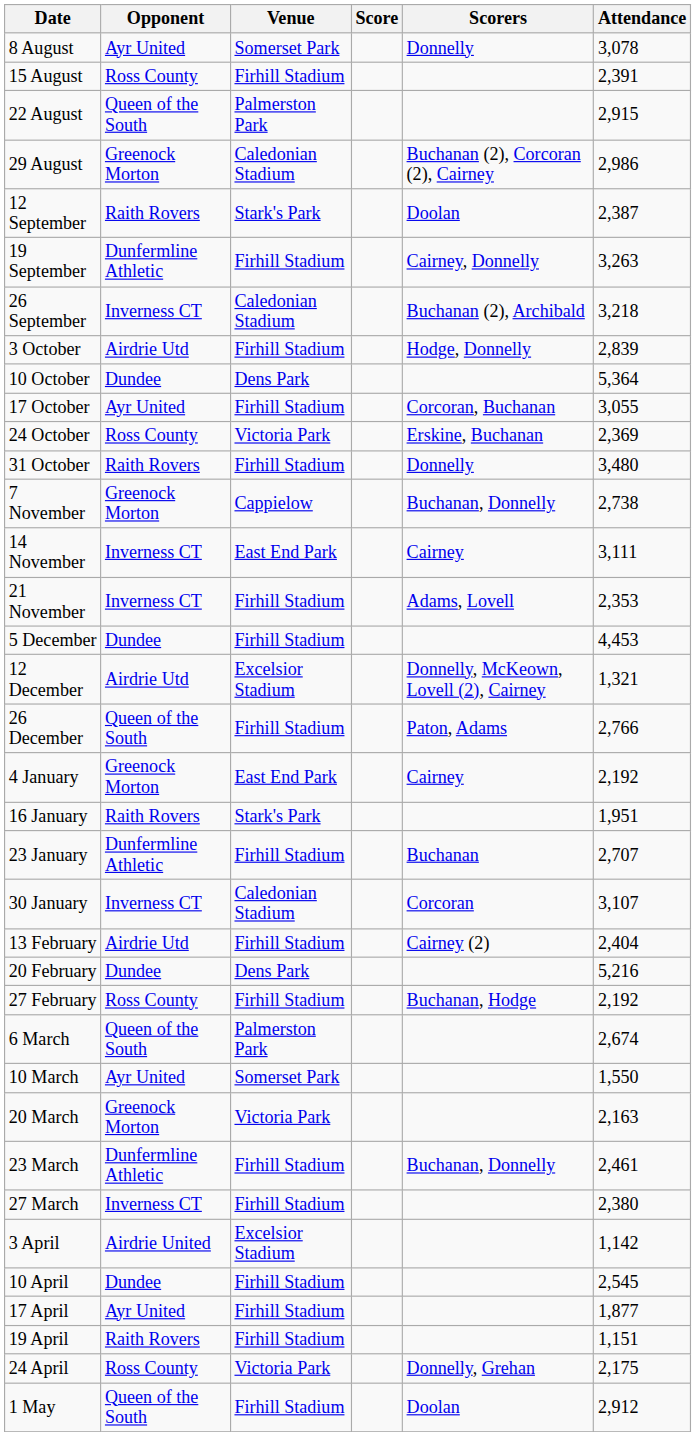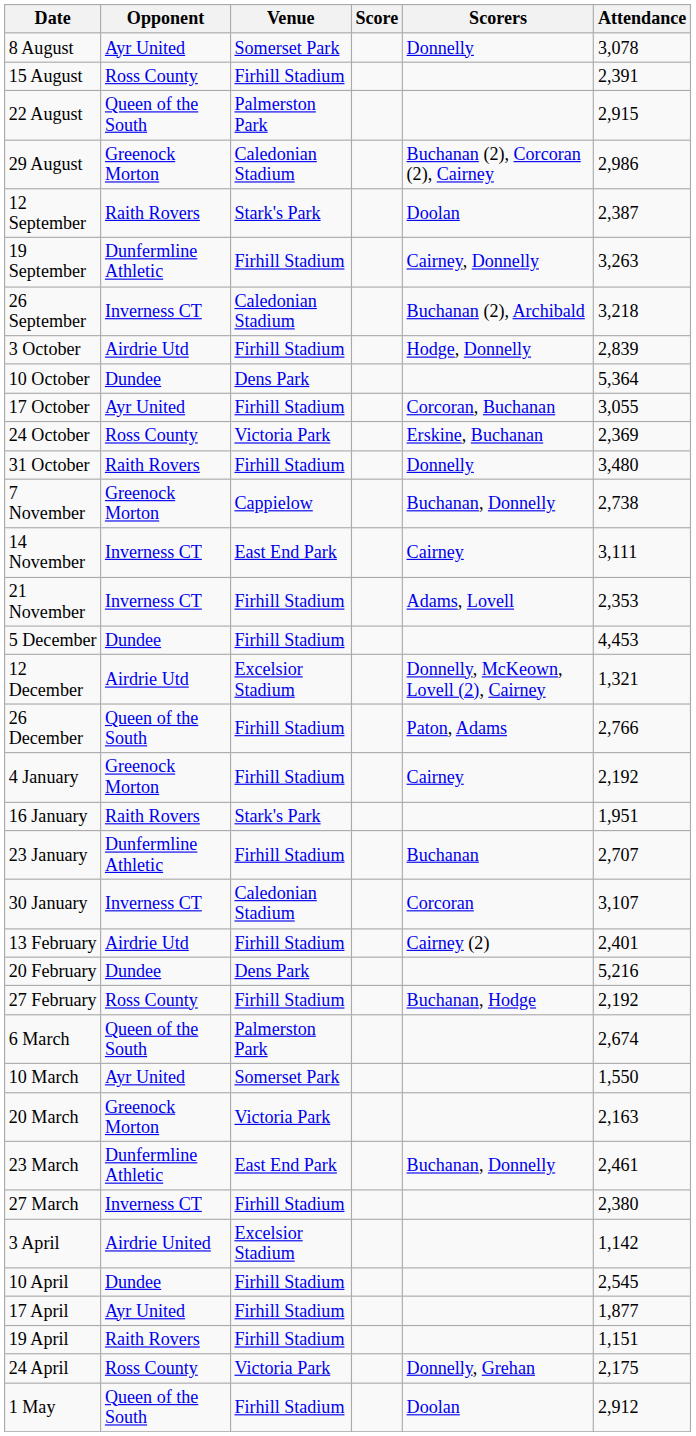(286, 777) East End Park -> (289, 777) Firhill Stadium
(618, 942) 2,404 -> (618, 942) 2,401
(289, 1165) Firhill Stadium -> (286, 1165) East End Park
